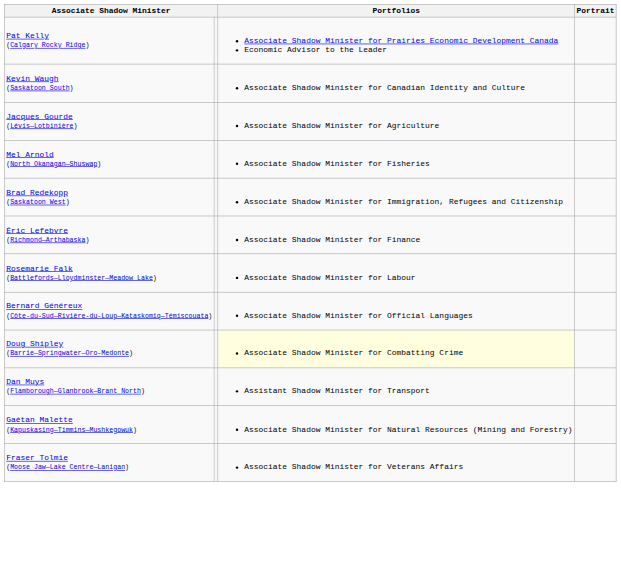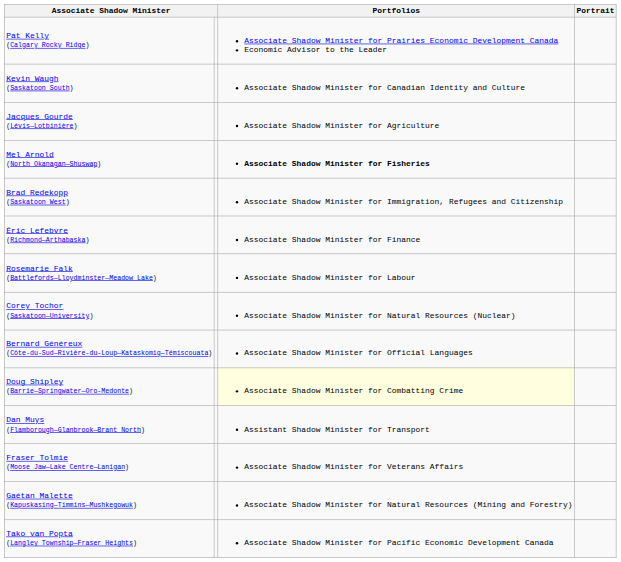(396, 164) normal -> (396, 164) bold
+ row: (50, 311)
rows swapped: (68, 462) <-> (72, 424)
+ row: (72, 538)
